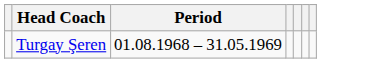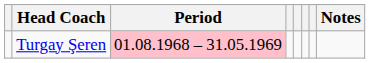+ column: (341, 17)
(198, 44) no background -> (198, 44) pink background
